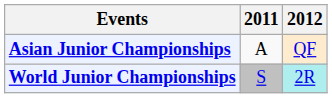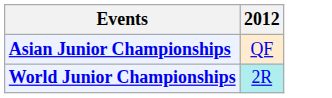- column: (261, 19)
